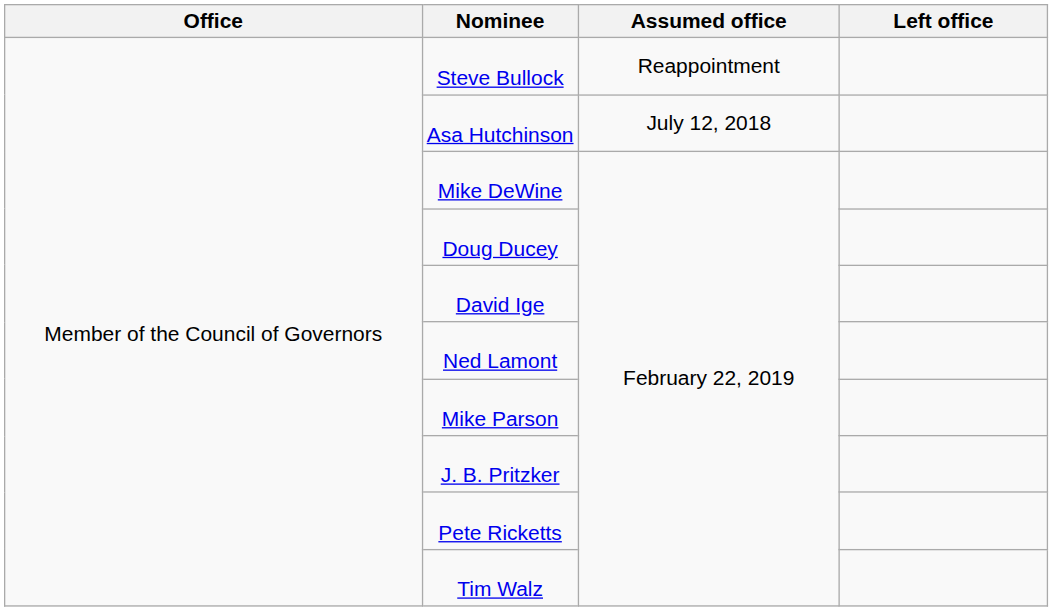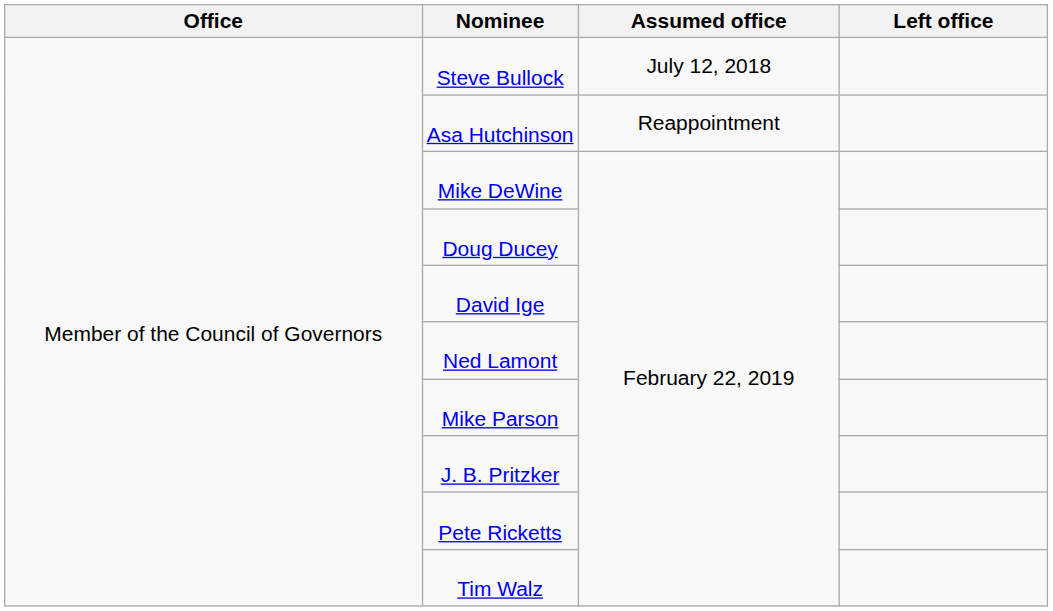(709, 66) Reappointment -> (709, 66) July 12, 2018
(709, 122) July 12, 2018 -> (709, 122) Reappointment
